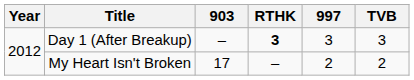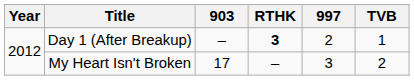(329, 39) 3 -> (329, 39) 2
(382, 39) 3 -> (382, 39) 1
(329, 63) 2 -> (329, 63) 3
